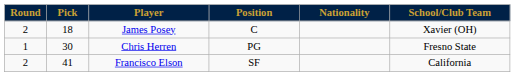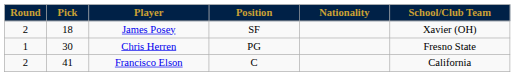(254, 29) C -> (254, 29) SF
(254, 63) SF -> (254, 63) C
